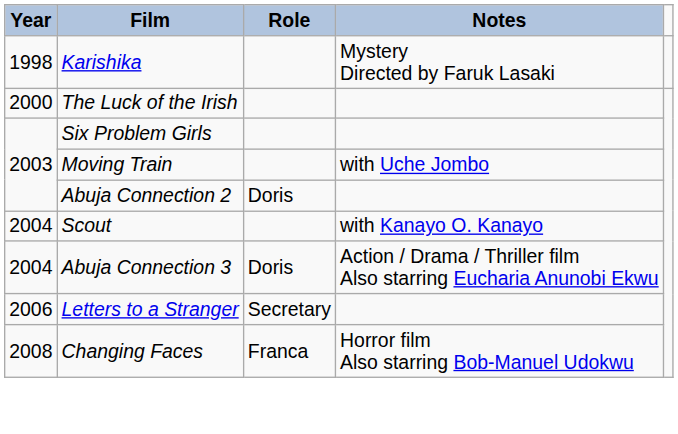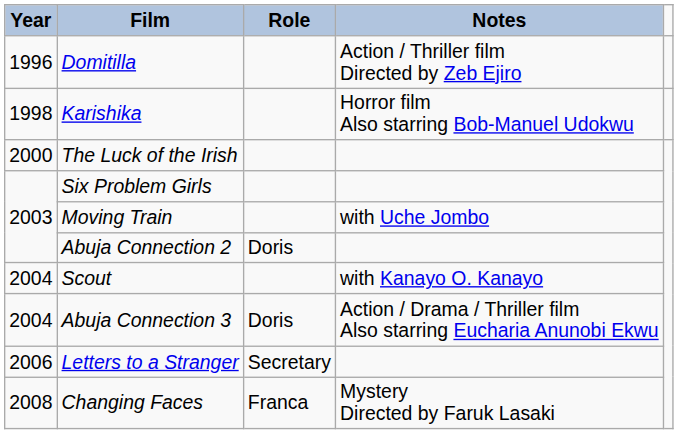+ row: (99, 62)
(448, 62) Mystery Directed by Faruk Lasaki -> (487, 114) Horror film Also starring Bob-Manuel Udokwu
(487, 351) Horror film Also starring Bob-Manuel Udokwu -> (448, 403) Mystery Directed by Faruk Lasaki
